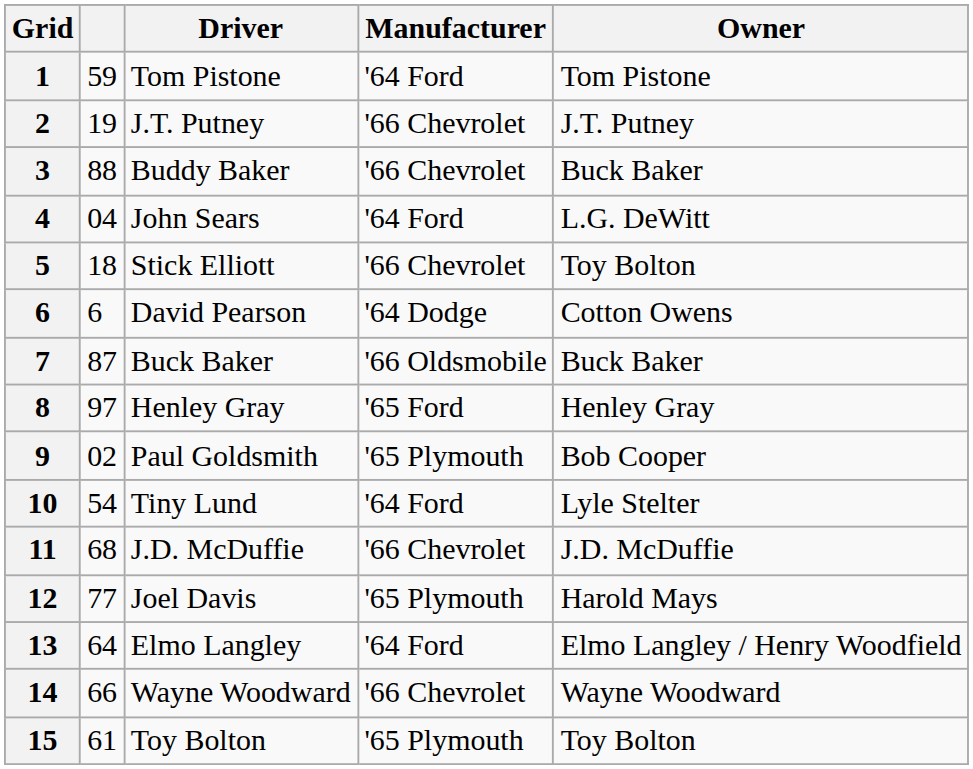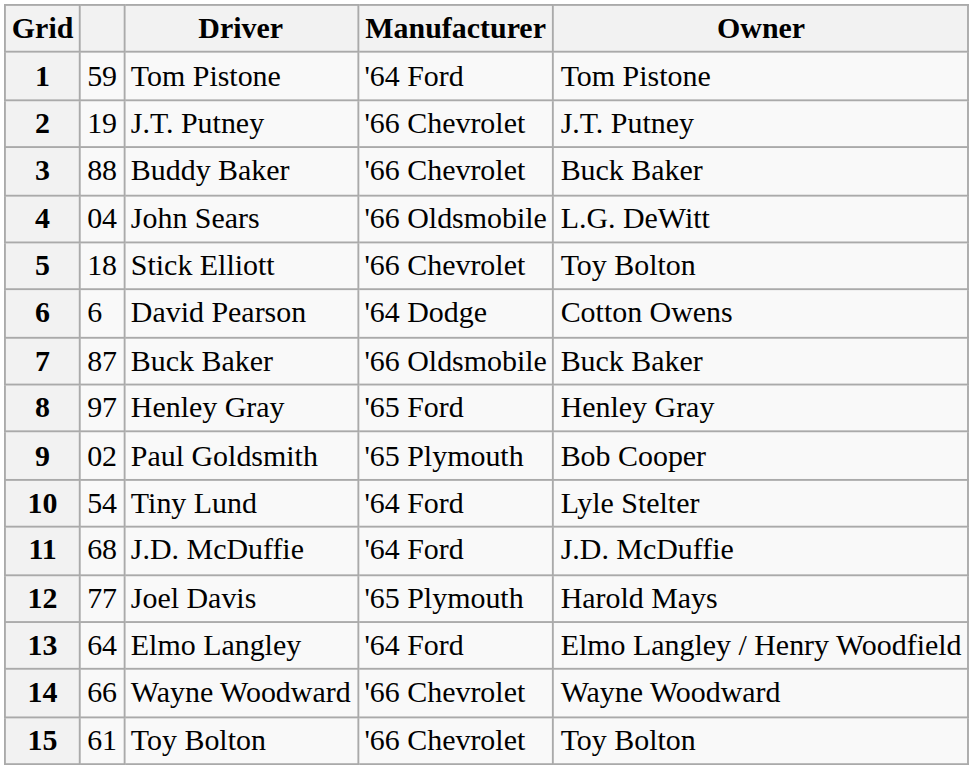(414, 218) '64 Ford -> (456, 218) '66 Oldsmobile
(445, 550) '66 Chevrolet -> (414, 550) '64 Ford
(444, 739) '65 Plymouth -> (445, 739) '66 Chevrolet
